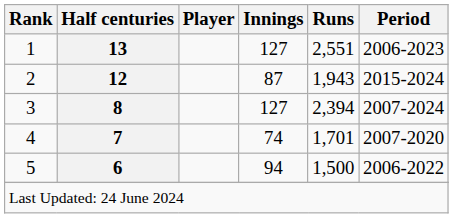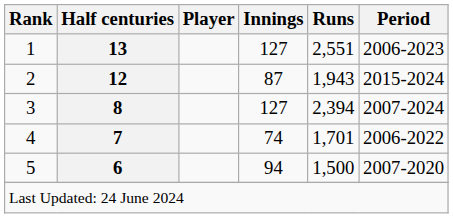(404, 138) 2007-2020 -> (404, 138) 2006-2022
(404, 167) 2006-2022 -> (404, 167) 2007-2020
